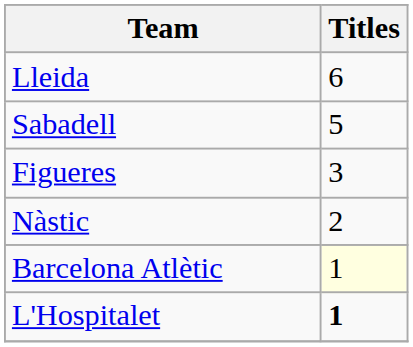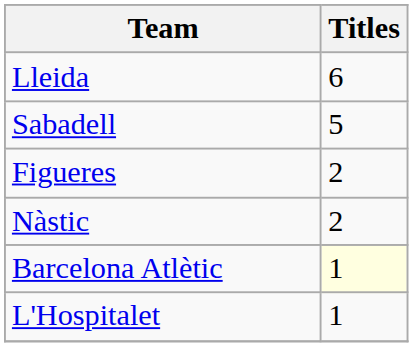(336, 172) 3 -> (336, 172) 2
(336, 316) bold -> (336, 316) normal
